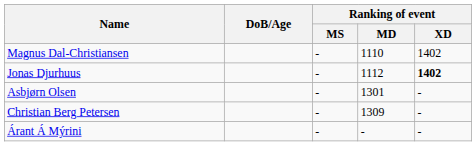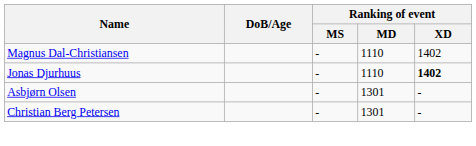(372, 73) 1112 -> (372, 73) 1110
(373, 112) 1309 -> (373, 112) 1301
- row: (44, 131)
